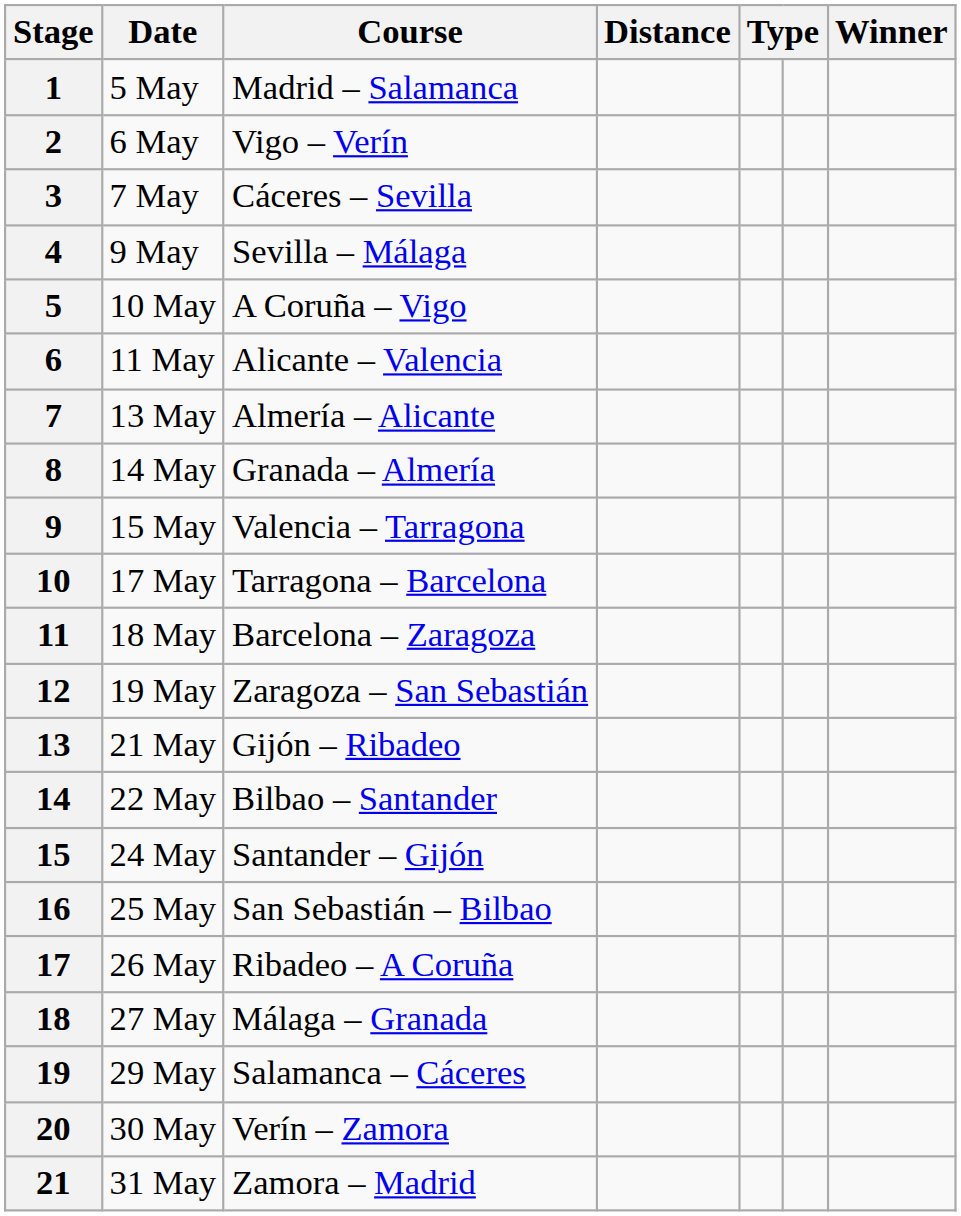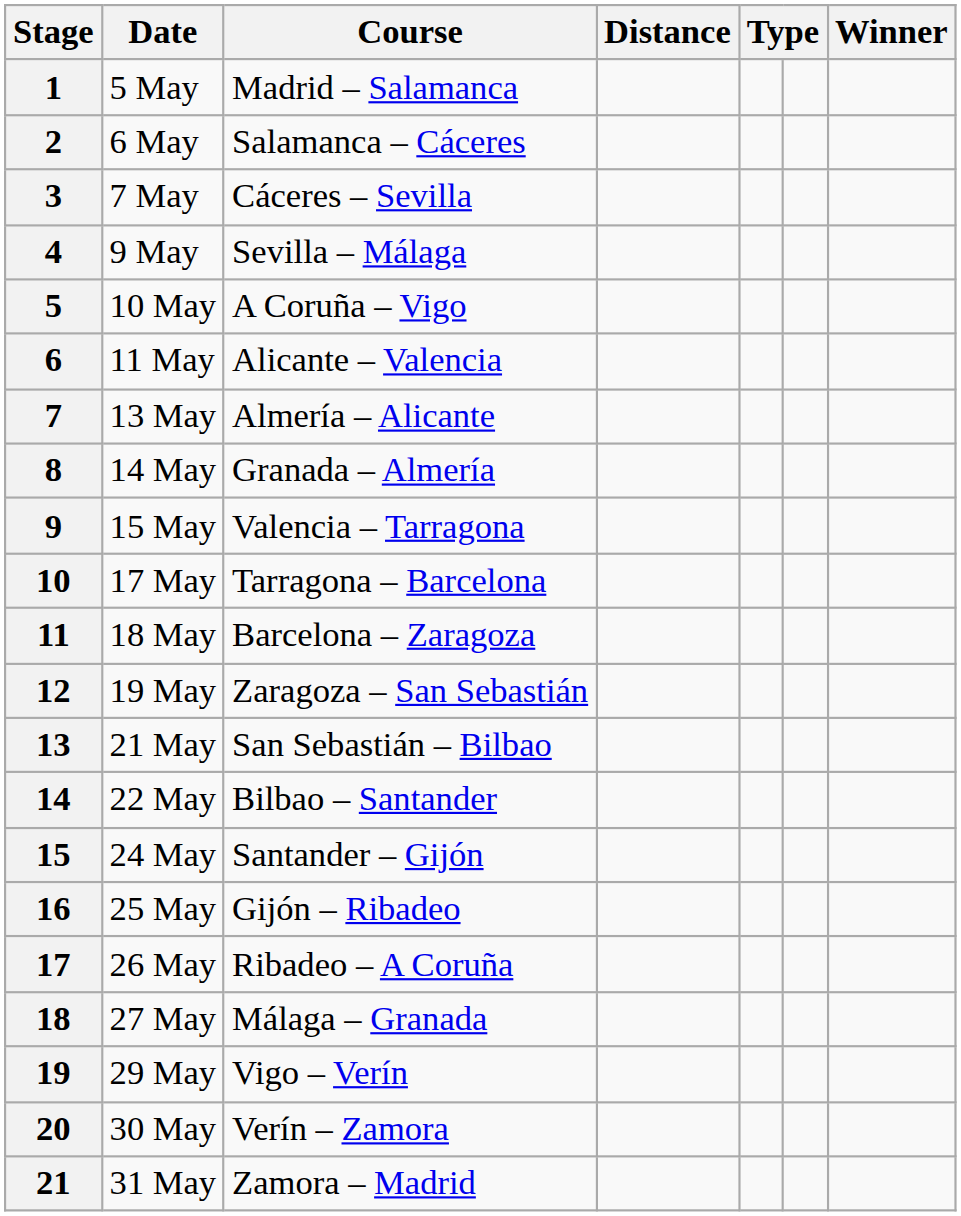(320, 141) Vigo – Verín -> (379, 141) Salamanca – Cáceres
(346, 744) Gijón – Ribadeo -> (392, 744) San Sebastián – Bilbao
(392, 908) San Sebastián – Bilbao -> (346, 908) Gijón – Ribadeo
(379, 1073) Salamanca – Cáceres -> (320, 1073) Vigo – Verín
